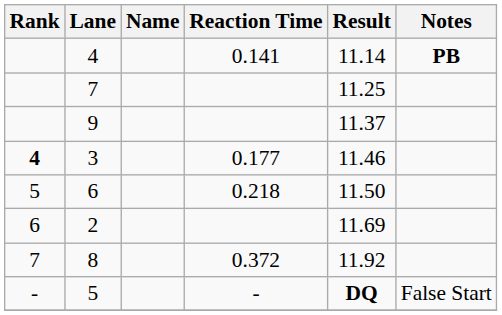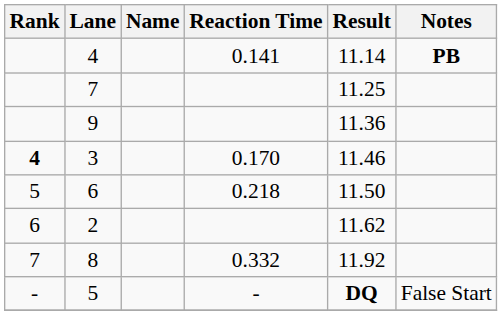(362, 123) 11.37 -> (362, 123) 11.36
(256, 157) 0.177 -> (256, 157) 0.170
(362, 225) 11.69 -> (362, 225) 11.62
(256, 259) 0.372 -> (256, 259) 0.332
